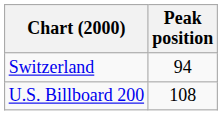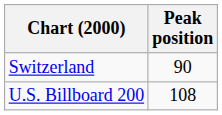(183, 67) 94 -> (183, 67) 90
